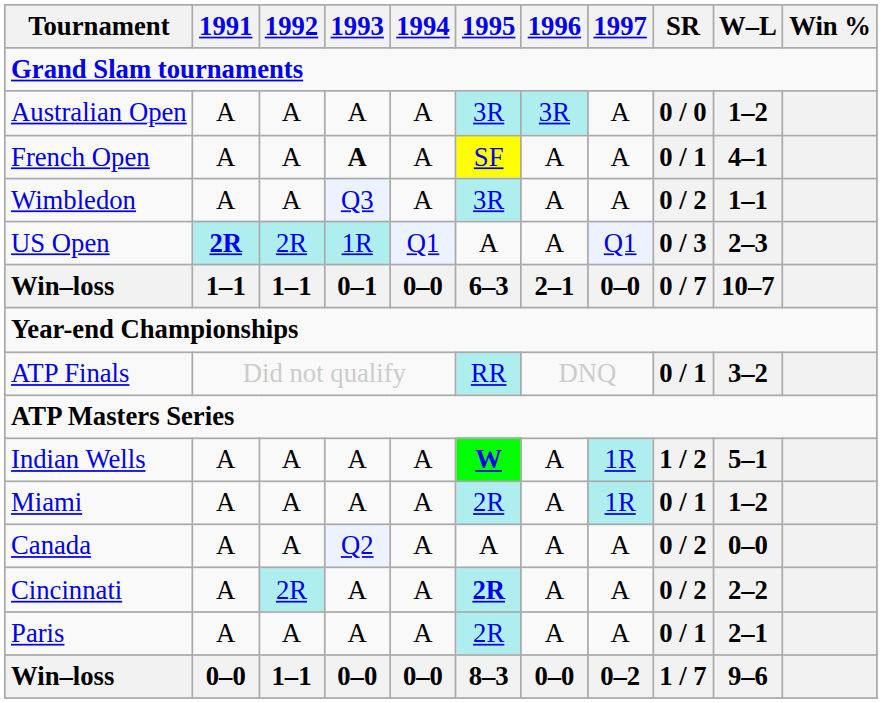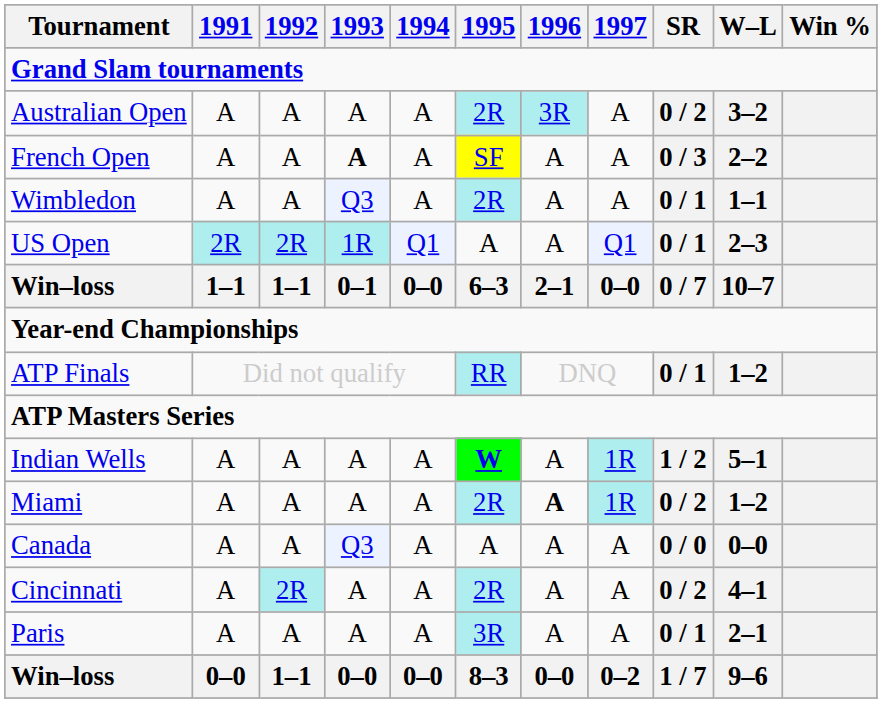(489, 112) 3R -> (489, 112) 2R
(683, 112) 0 / 0 -> (683, 112) 0 / 2
(748, 112) 1–2 -> (748, 112) 3–2
(683, 155) 0 / 1 -> (683, 155) 0 / 3
(748, 155) 4–1 -> (748, 155) 2–2
(489, 198) 3R -> (489, 198) 2R
(683, 198) 0 / 2 -> (683, 198) 0 / 1
(226, 242) bold -> (226, 242) normal
(683, 242) 0 / 3 -> (683, 242) 0 / 1
(748, 372) 3–2 -> (748, 372) 1–2
(554, 502) normal -> (554, 502) bold
(683, 502) 0 / 1 -> (683, 502) 0 / 2
(357, 545) Q2 -> (357, 545) Q3
(683, 545) 0 / 2 -> (683, 545) 0 / 0
(489, 588) bold -> (489, 588) normal
(748, 588) 2–2 -> (748, 588) 4–1
(489, 632) 2R -> (489, 632) 3R
